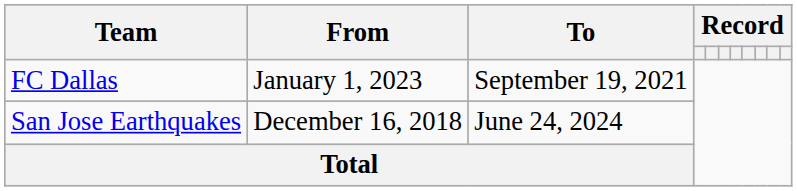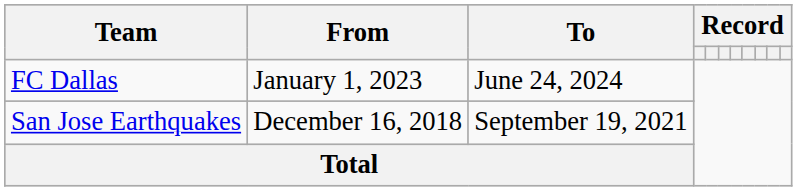(581, 79) September 19, 2021 -> (548, 79) June 24, 2024
(548, 122) June 24, 2024 -> (581, 122) September 19, 2021
